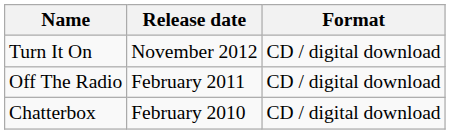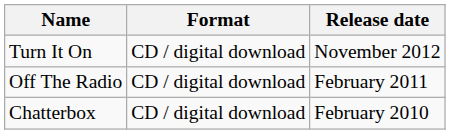columns swapped: (354, 19) <-> (194, 19)
